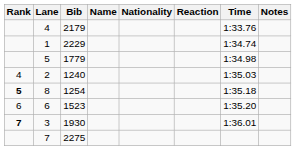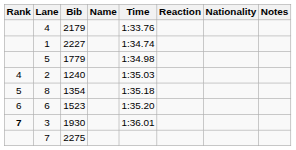columns swapped: (147, 12) <-> (240, 12)
(74, 43) 2229 -> (74, 43) 2227
(19, 91) bold -> (19, 91) normal
(74, 91) 1254 -> (74, 91) 1354
